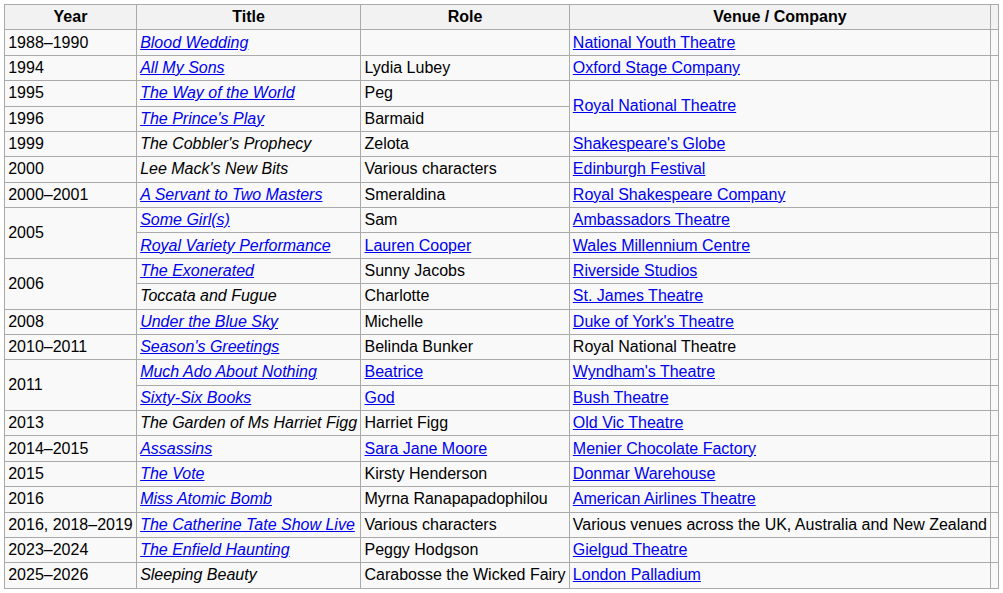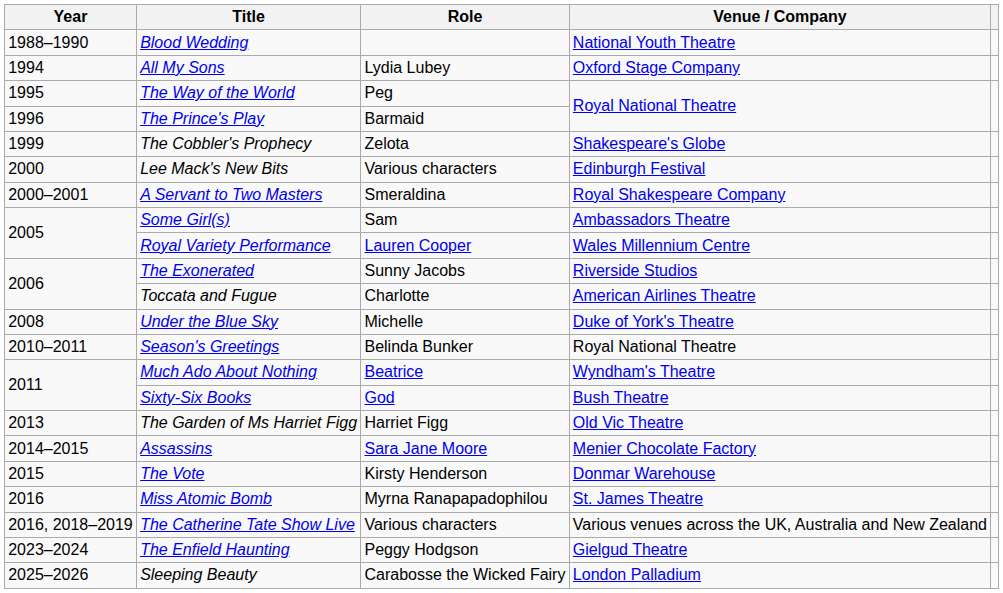(638, 296) St. James Theatre -> (664, 296) American Airlines Theatre
(664, 499) American Airlines Theatre -> (638, 499) St. James Theatre
